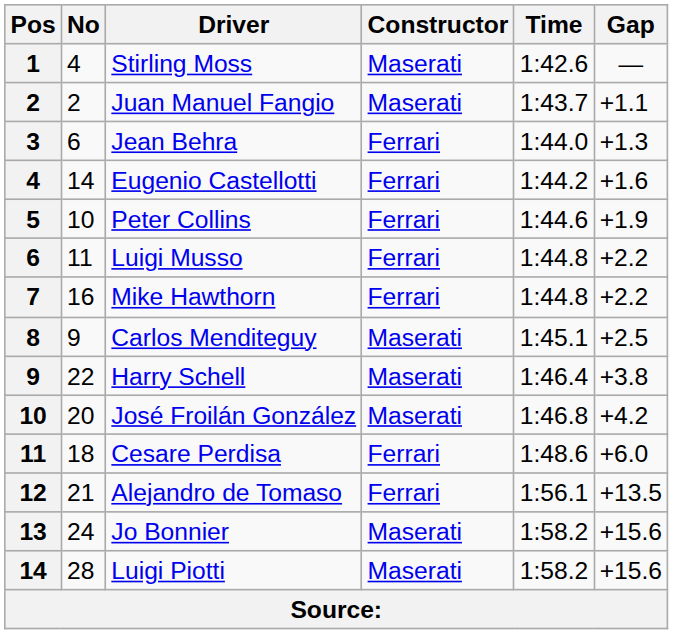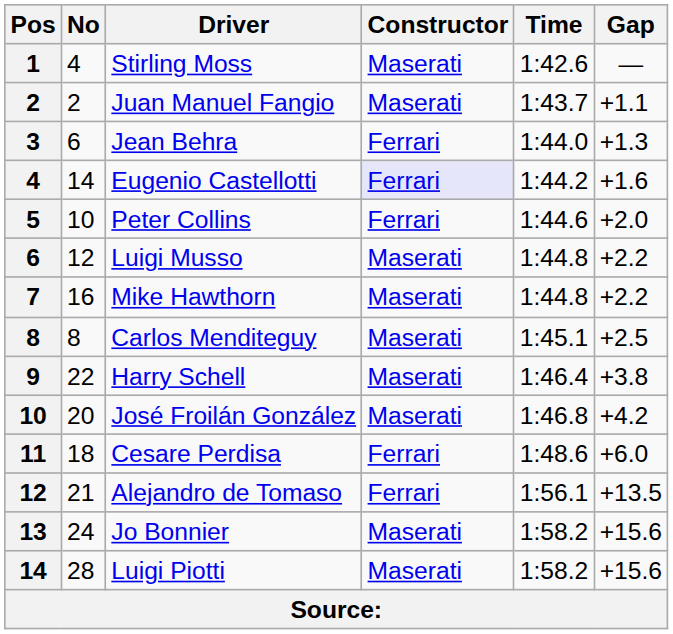(404, 180) no background -> (404, 180) lavender background
(624, 219) +1.9 -> (624, 219) +2.0
(80, 258) 11 -> (81, 258) 12
(404, 258) Ferrari -> (415, 258) Maserati
(404, 297) Ferrari -> (415, 297) Maserati
(74, 336) 9 -> (74, 336) 8
